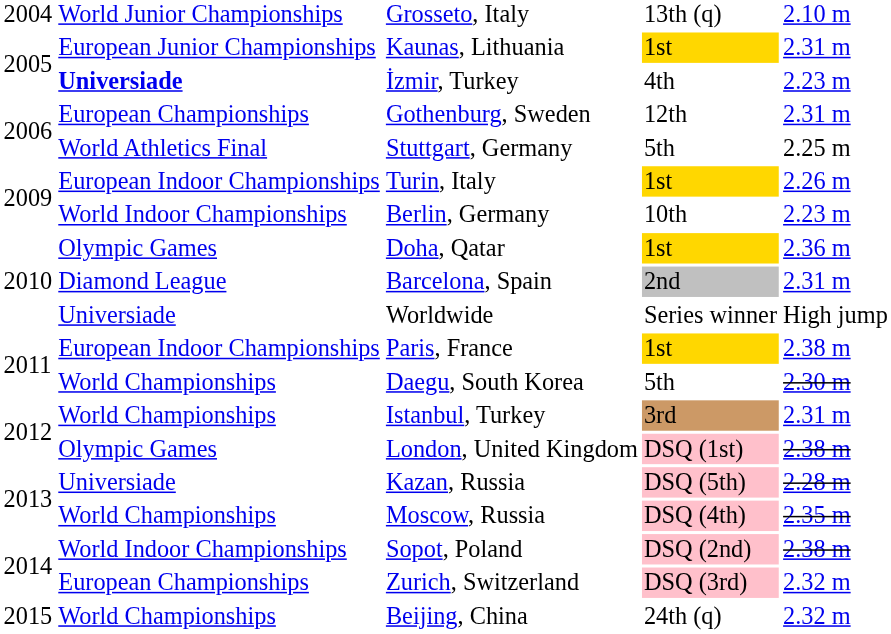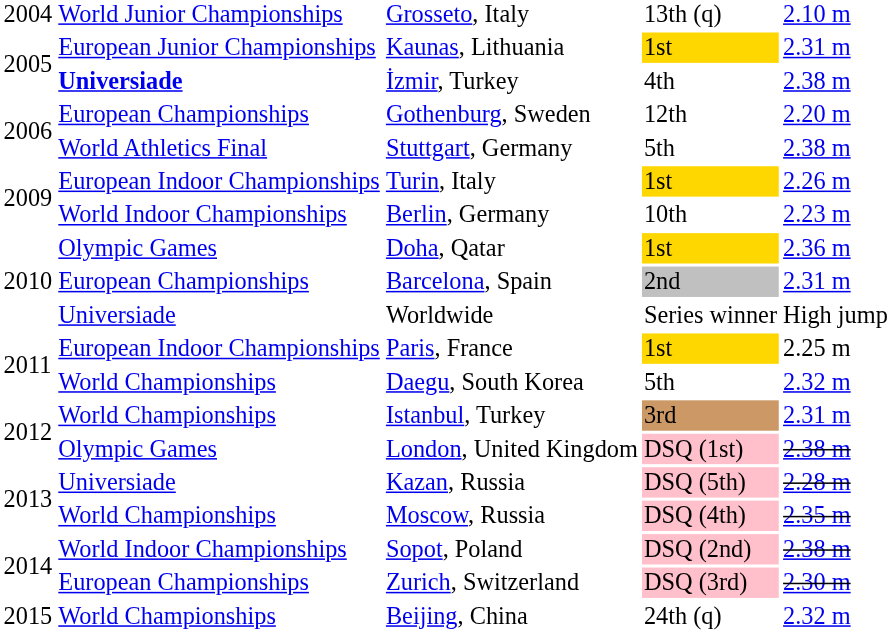(817, 80) 2.23 m -> (817, 80) 2.38 m
(817, 114) 2.31 m -> (817, 114) 2.20 m
(817, 147) 2.25 m -> (817, 147) 2.38 m
(142, 281) Diamond League -> (184, 281) European Championships
(817, 348) 2.38 m -> (817, 348) 2.25 m
(817, 381) 2.30 m -> (817, 381) 2.32 m
(817, 582) 2.32 m -> (817, 582) 2.30 m
